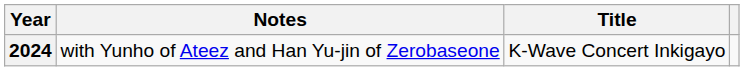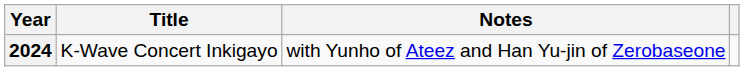columns swapped: (617, 19) <-> (280, 19)
